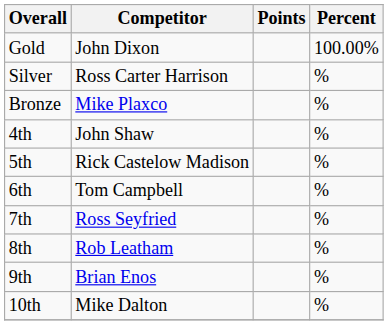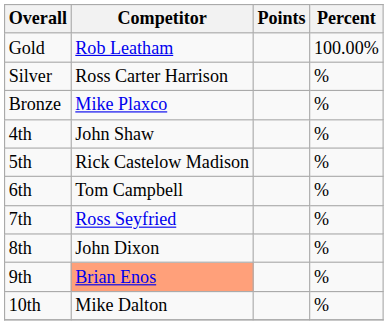(117, 47) John Dixon -> (124, 47) Rob Leatham
(124, 248) Rob Leatham -> (117, 248) John Dixon
(116, 276) no background -> (116, 276) lightsalmon background
